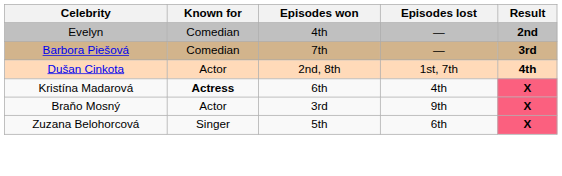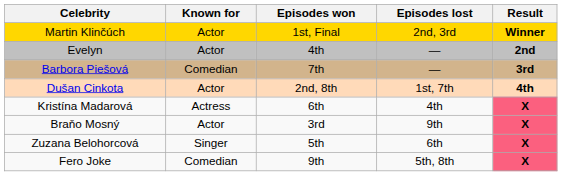+ row: (85, 32)
(213, 32) Comedian -> (211, 50) Actor
(213, 87) bold -> (211, 106) normal
+ row: (85, 161)
